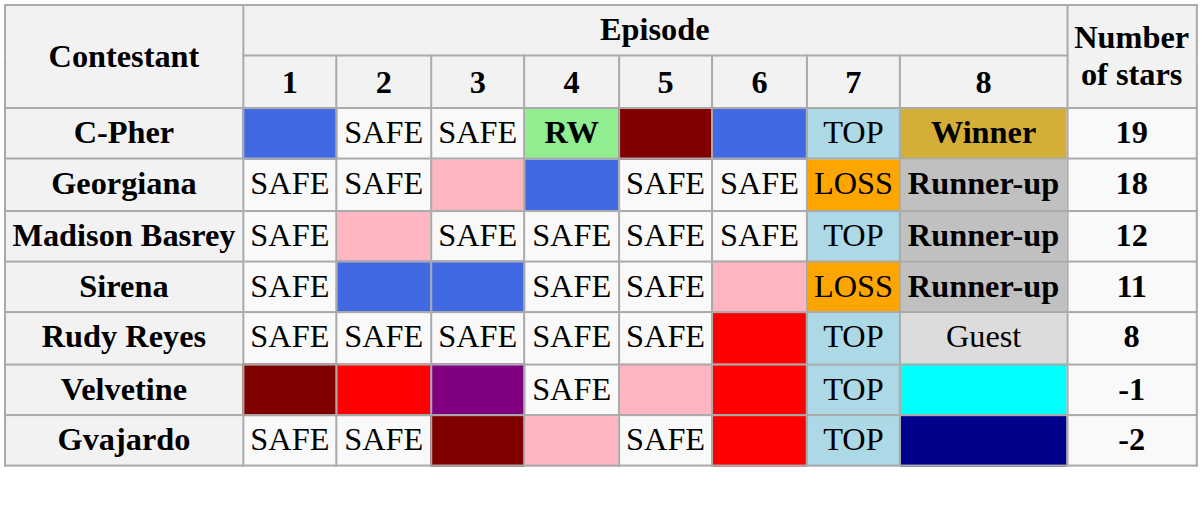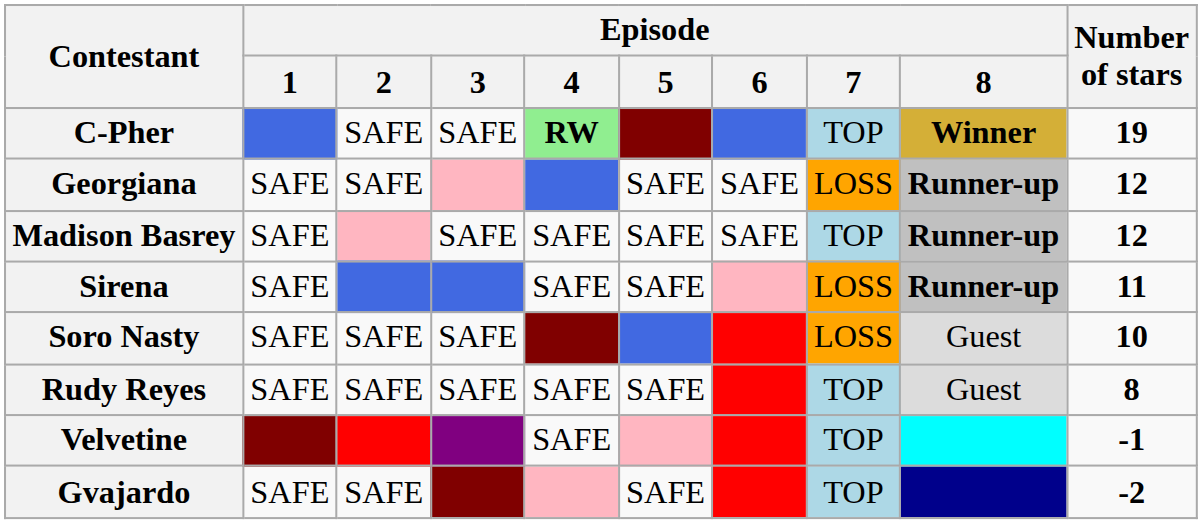(1132, 183) 18 -> (1132, 183) 12
+ row: (124, 337)
